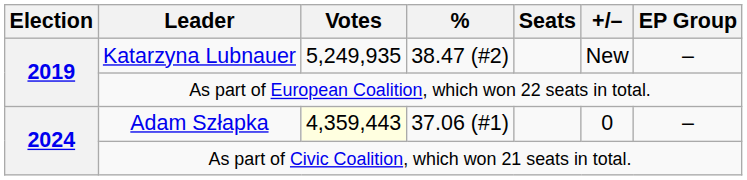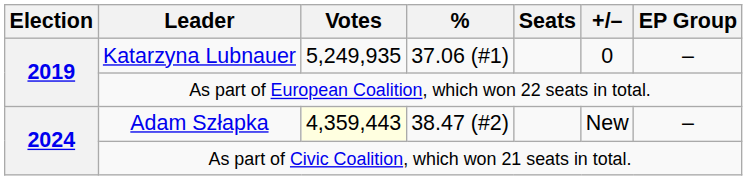(460, 55) 38.47 (#2) -> (460, 55) 37.06 (#1)
(607, 55) New -> (607, 55) 0
(460, 123) 37.06 (#1) -> (460, 123) 38.47 (#2)
(607, 123) 0 -> (607, 123) New
